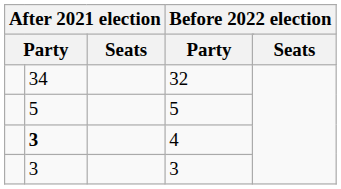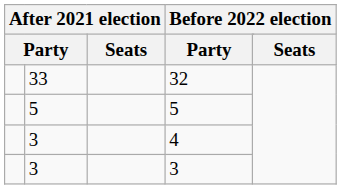(38, 79) 34 -> (38, 79) 33
(33, 139) bold -> (33, 139) normal
